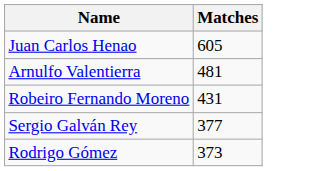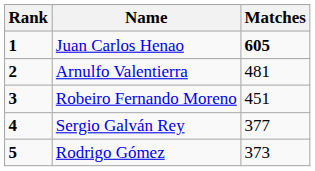+ column: (28, 17)
(210, 44) normal -> (257, 44) bold
(210, 98) 431 -> (257, 98) 451
